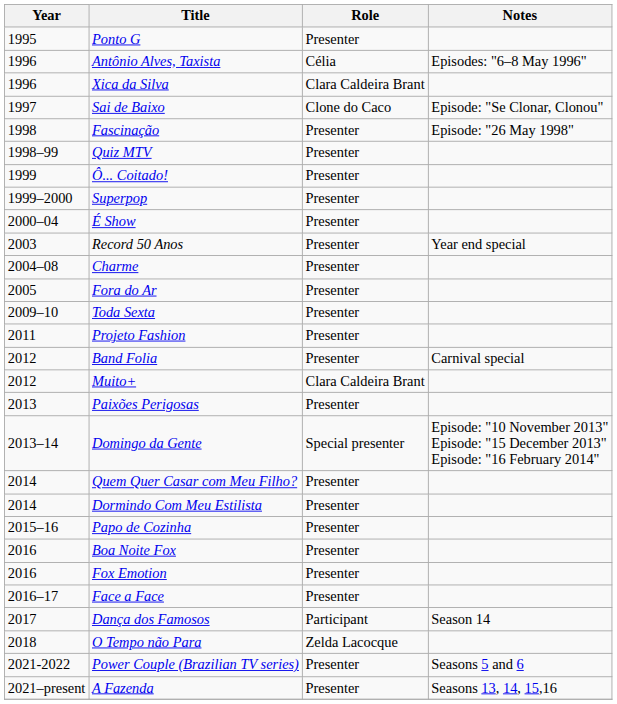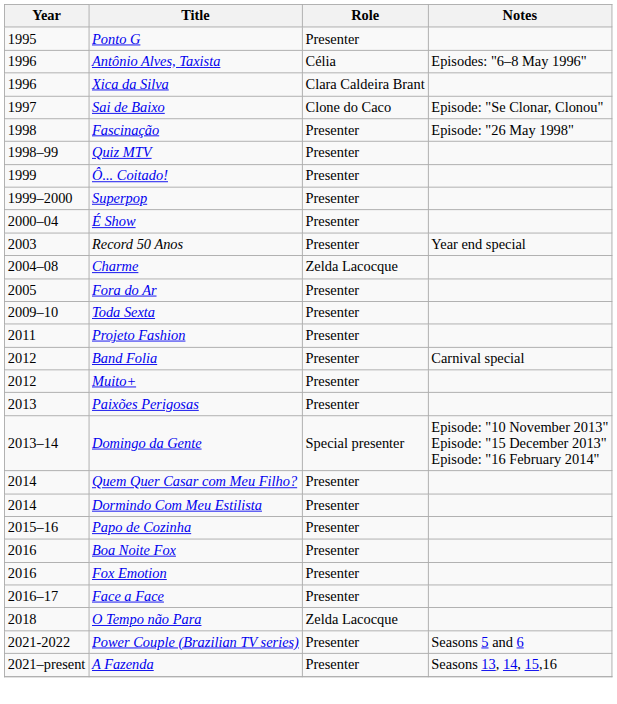(332, 267) Presenter -> (352, 267) Zelda Lacocque
(365, 381) Clara Caldeira Brant -> (332, 381) Presenter
- row: (151, 619)
